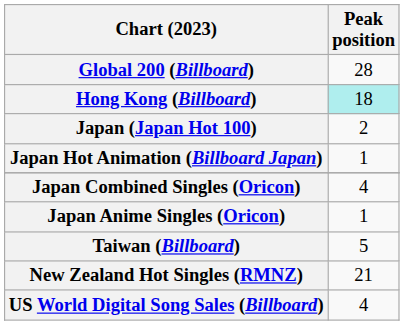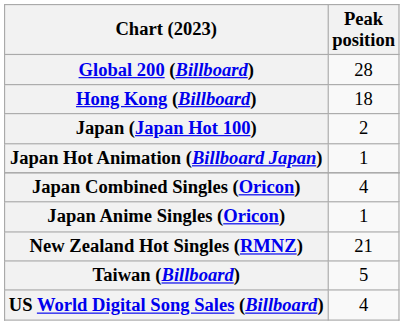(364, 98) paleturquoise background -> (364, 98) no background
rows swapped: (166, 275) <-> (166, 246)
